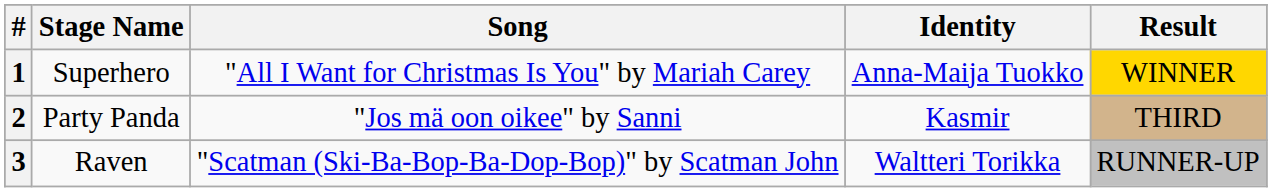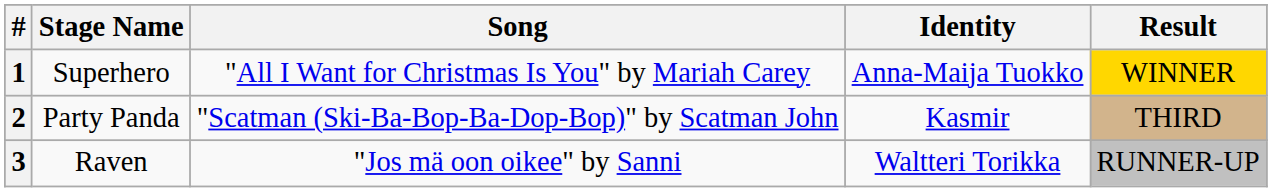(518, 117) "Jos mä oon oikee" by Sanni -> (518, 117) "Scatman (Ski-Ba-Bop-Ba-Dop-Bop)" by Scatman John
(518, 162) "Scatman (Ski-Ba-Bop-Ba-Dop-Bop)" by Scatman John -> (518, 162) "Jos mä oon oikee" by Sanni
